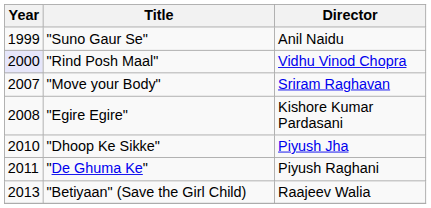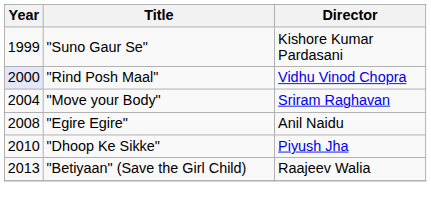(311, 38) Anil Naidu -> (326, 46) Kishore Kumar Pardasani
(24, 84) 2007 -> (24, 100) 2004
(326, 115) Kishore Kumar Pardasani -> (311, 123) Anil Naidu
- row: (97, 169)
